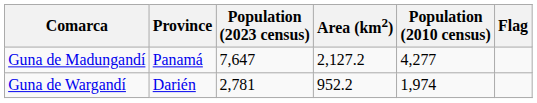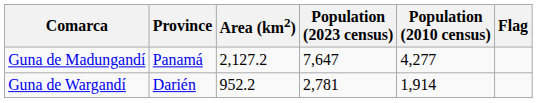columns swapped: (355, 25) <-> (265, 25)
(418, 85) 1,974 -> (418, 85) 1,914
